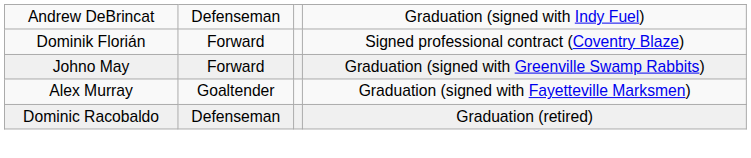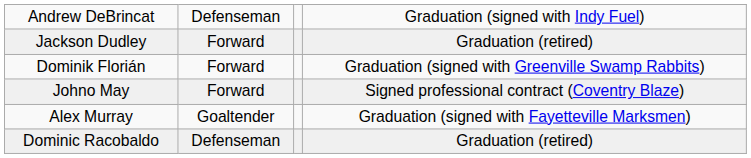+ row: (91, 41)
(525, 41) Signed professional contract (Coventry Blaze) -> (525, 66) Graduation (signed with Greenville Swamp Rabbits)
(525, 66) Graduation (signed with Greenville Swamp Rabbits) -> (525, 91) Signed professional contract (Coventry Blaze)
